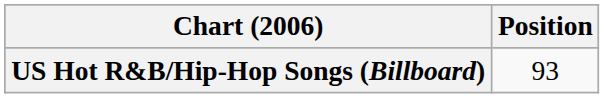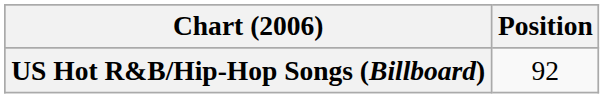(545, 69) 93 -> (545, 69) 92
